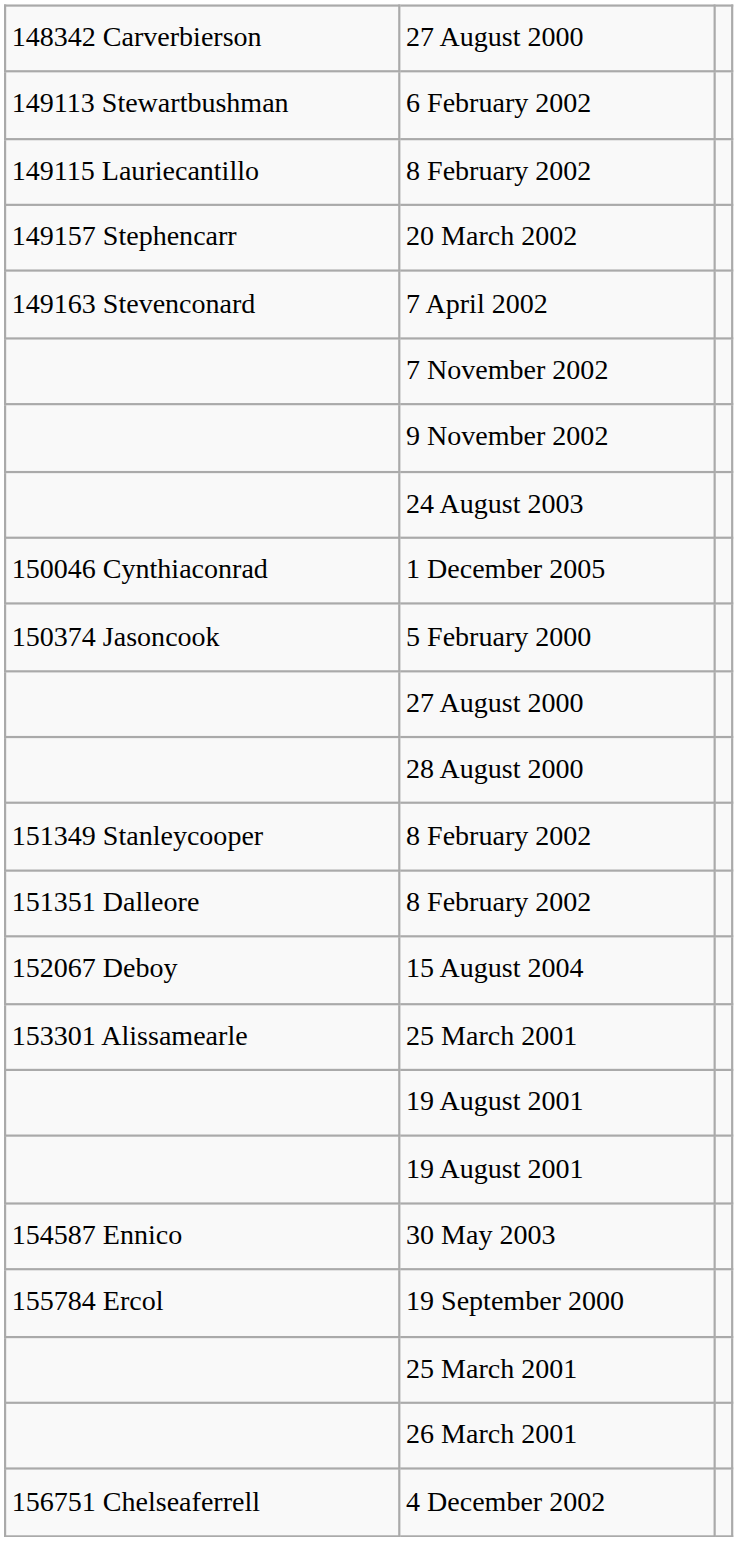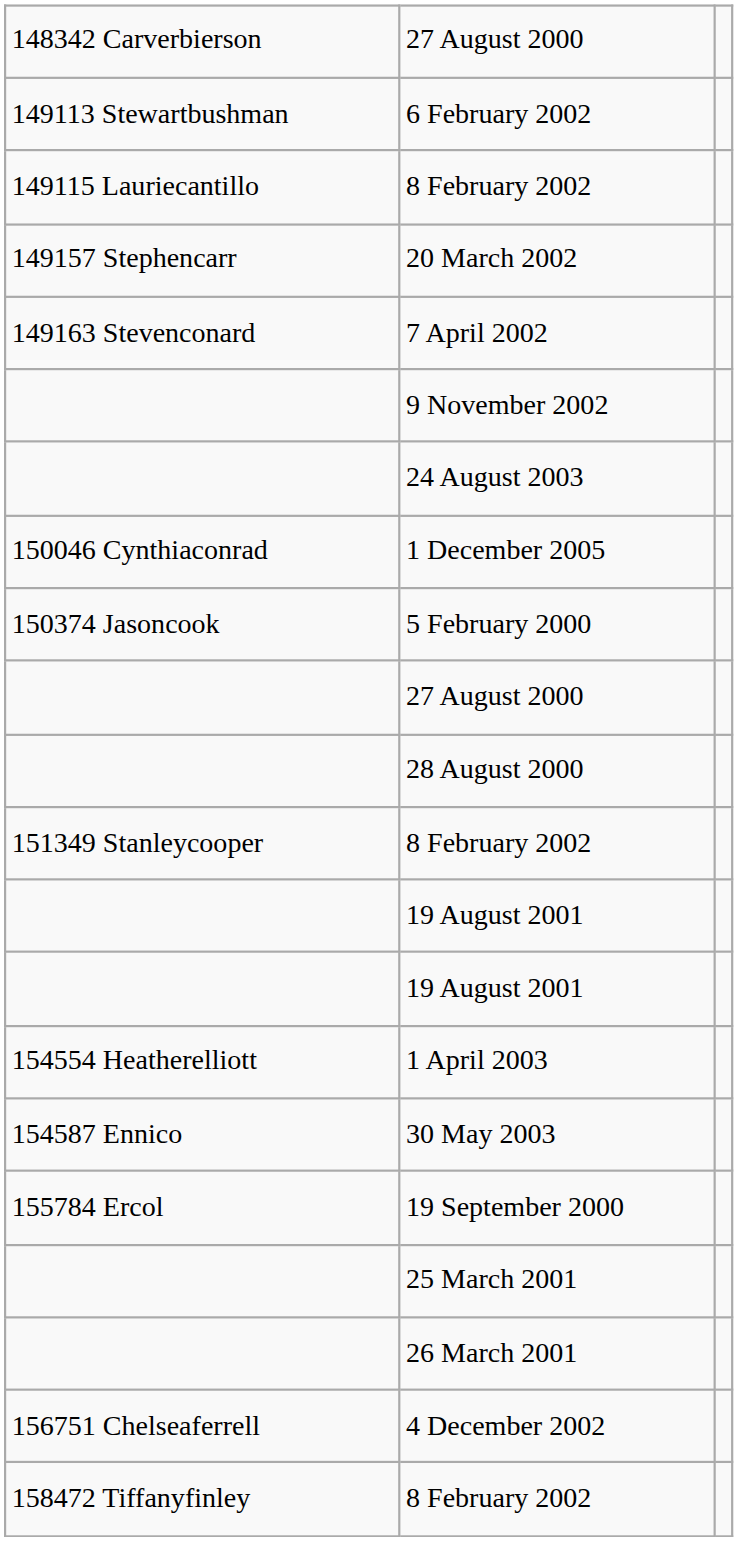- row: (202, 371)
- row: (106, 903)
- row: (95, 969)
- row: (130, 1036)
+ row: (134, 1061)
+ row: (131, 1498)
